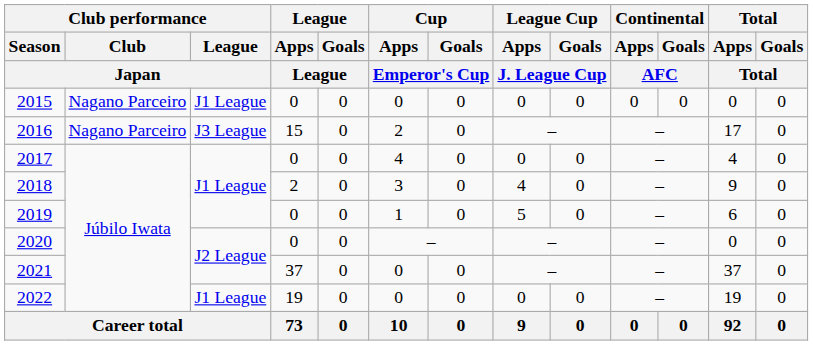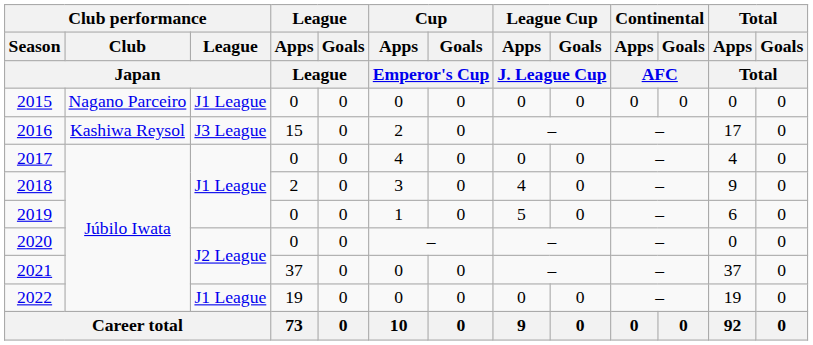(127, 130) Nagano Parceiro -> (127, 130) Kashiwa Reysol
